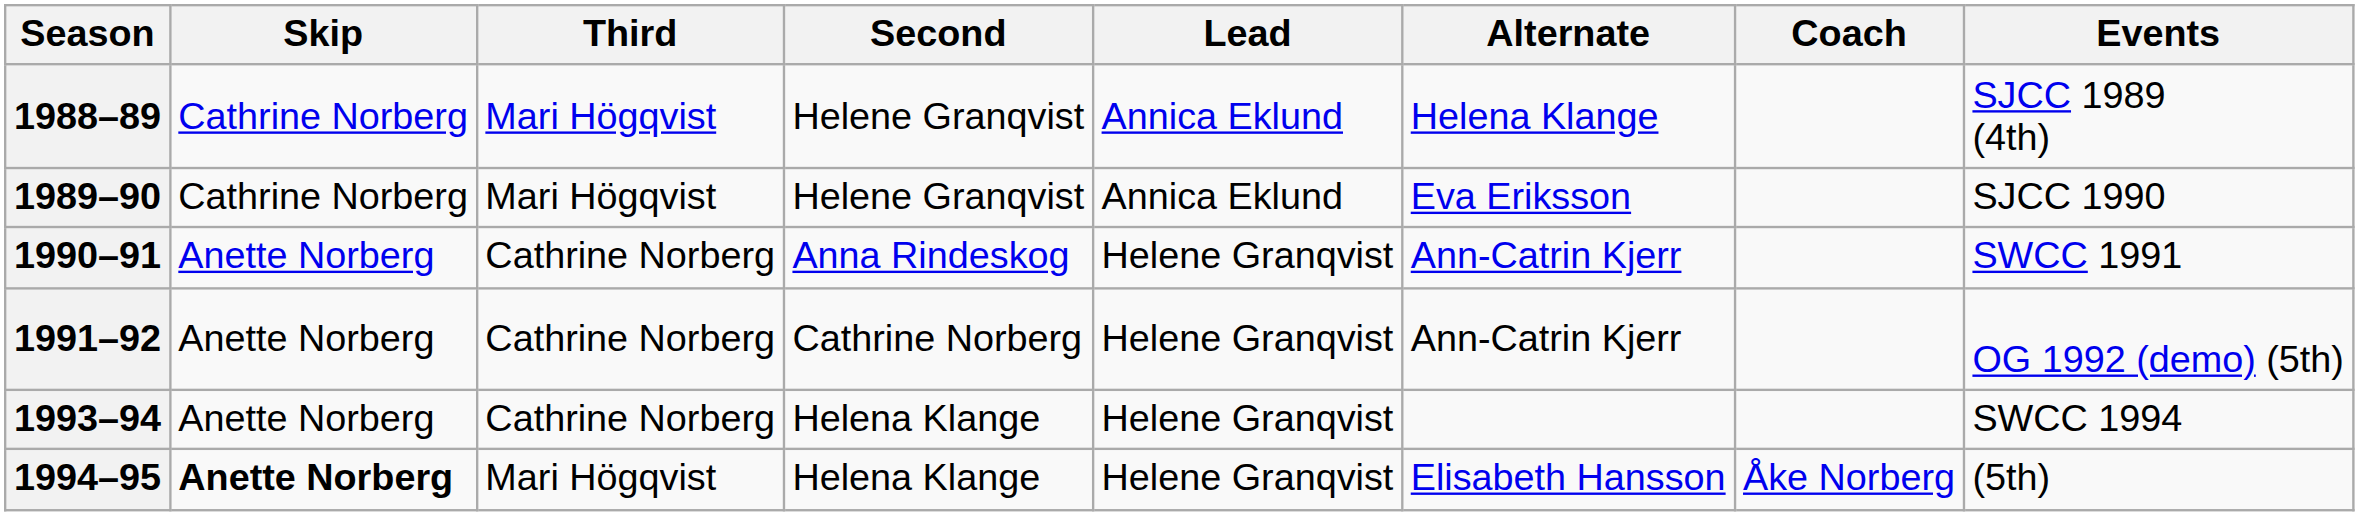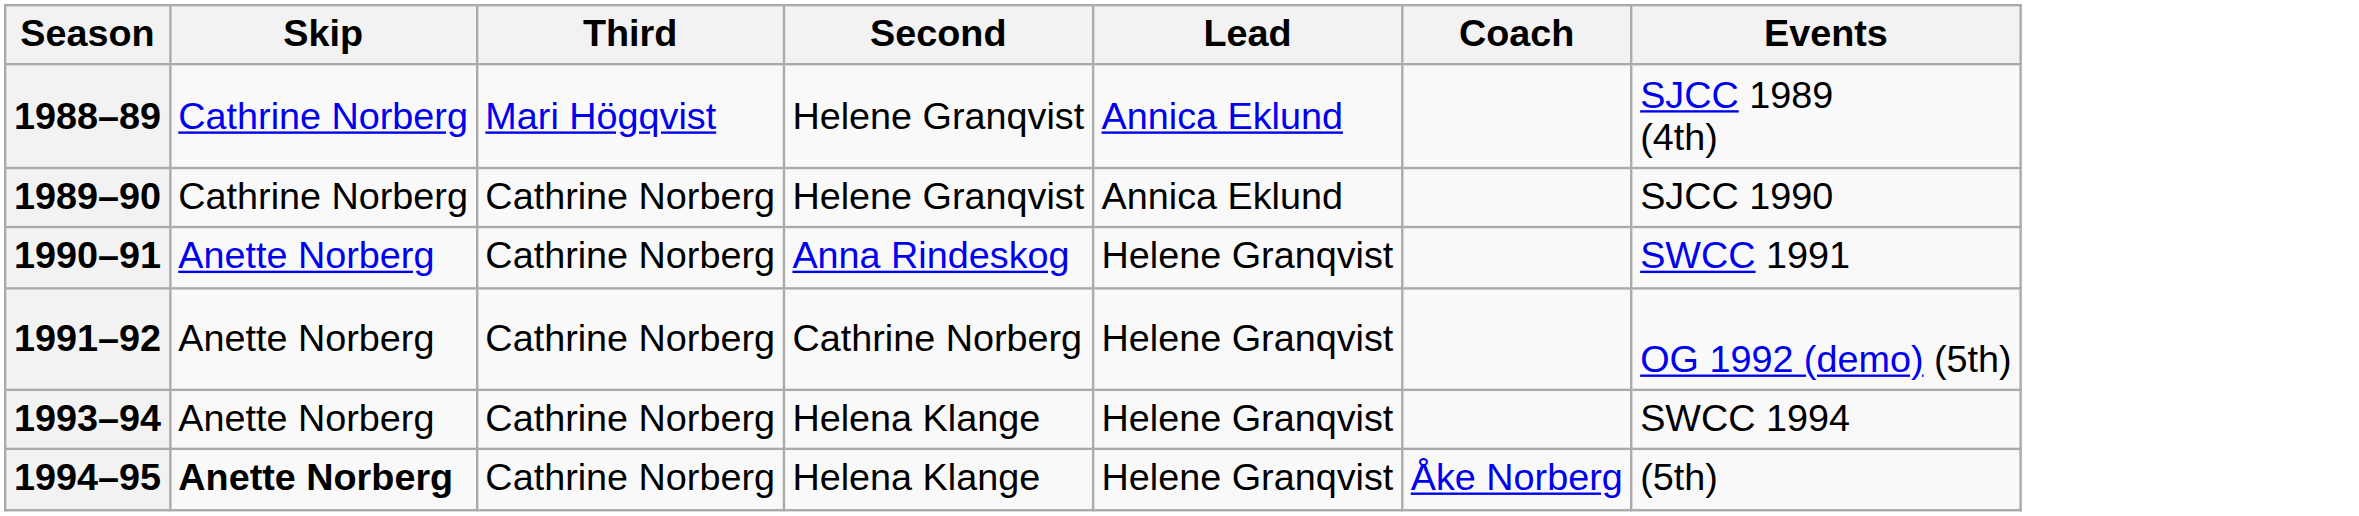- column: (1568, 34)
(601, 196) Mari Högqvist -> (630, 196) Cathrine Norberg
(601, 478) Mari Högqvist -> (630, 478) Cathrine Norberg
